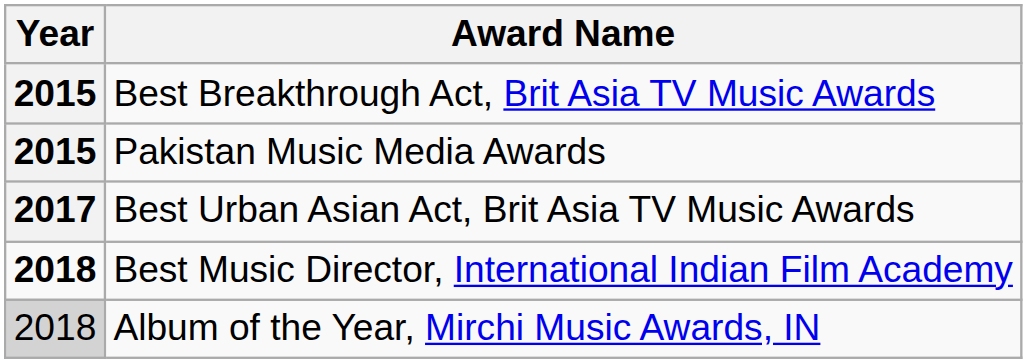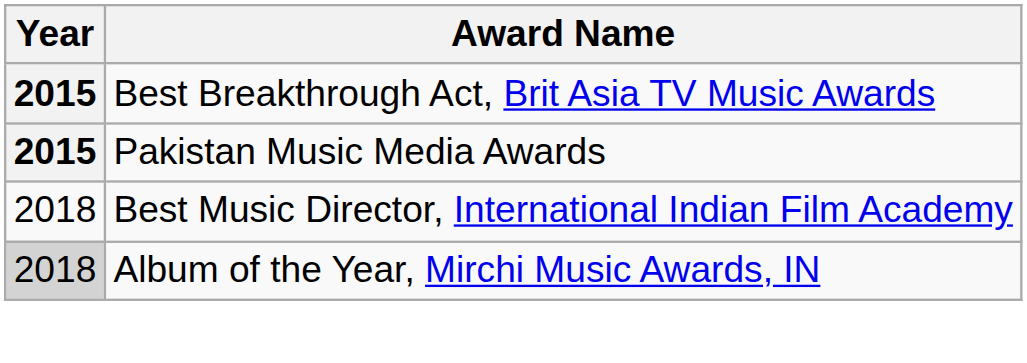- row: (514, 210)
(55, 269) bold -> (55, 210) normal
